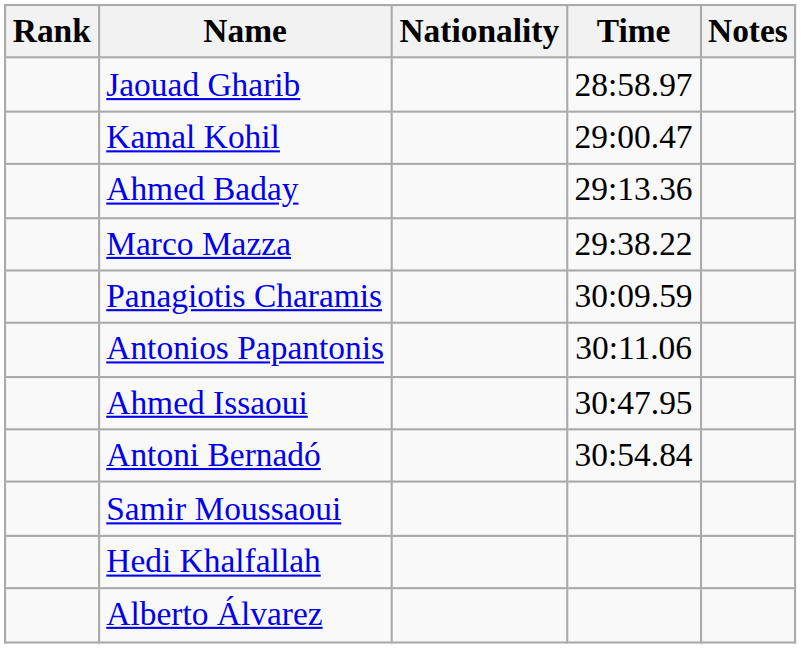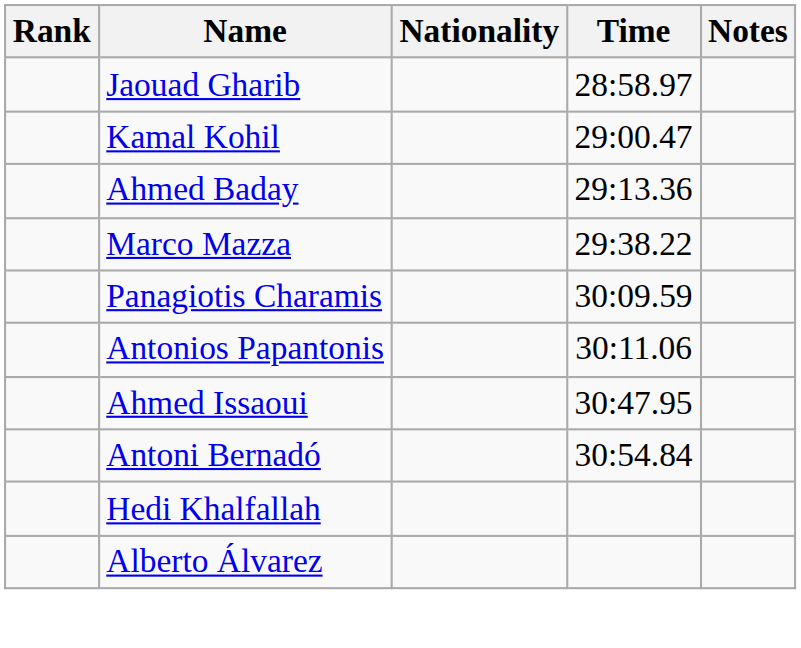- row: (224, 508)
